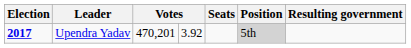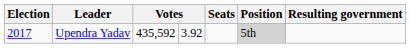(19, 33) bold -> (19, 33) normal
(156, 33) 470,201 -> (156, 33) 435,592
